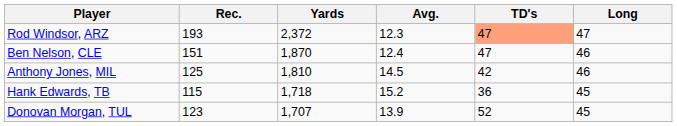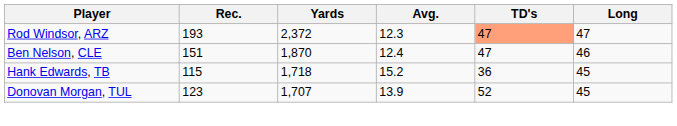- row: (62, 72)
